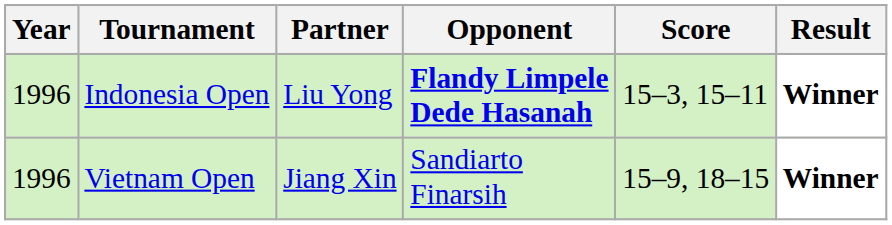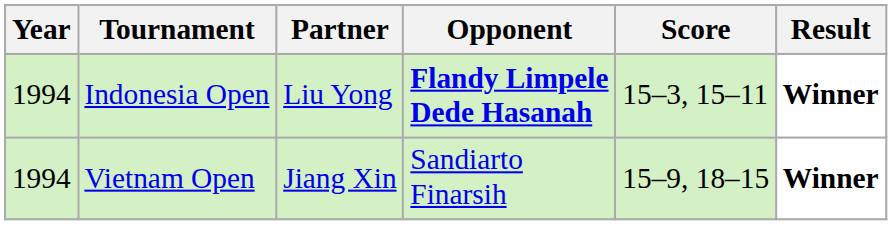(41, 94) 1996 -> (41, 94) 1994
(41, 178) 1996 -> (41, 178) 1994
